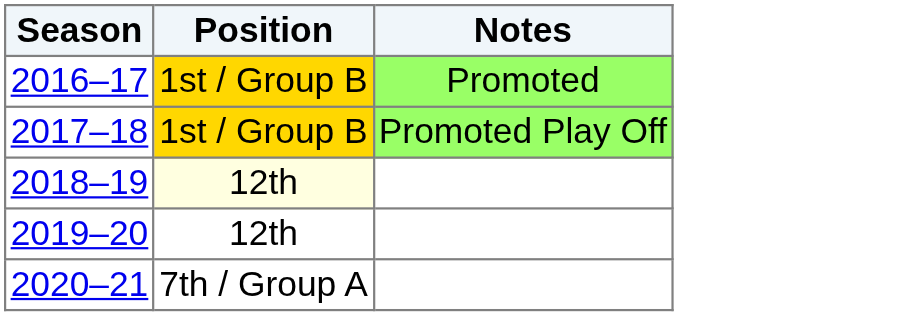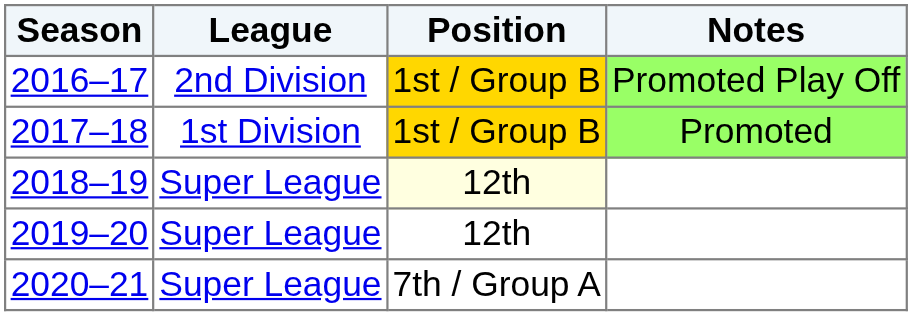+ column: (270, 29)
(523, 80) Promoted -> (756, 80) Promoted Play Off
(523, 131) Promoted Play Off -> (756, 131) Promoted
